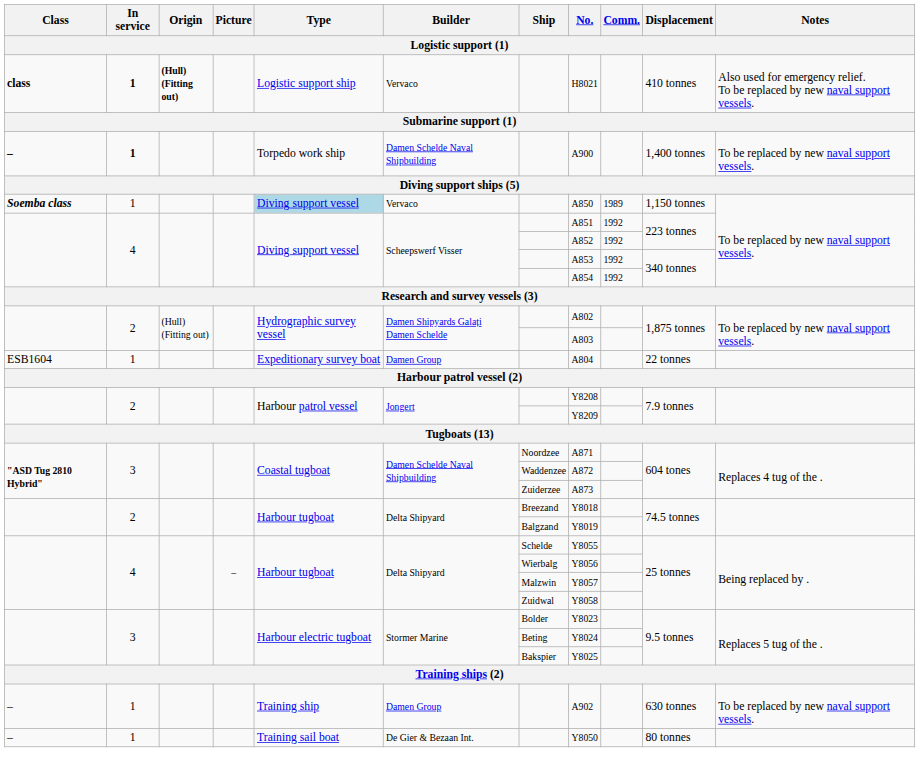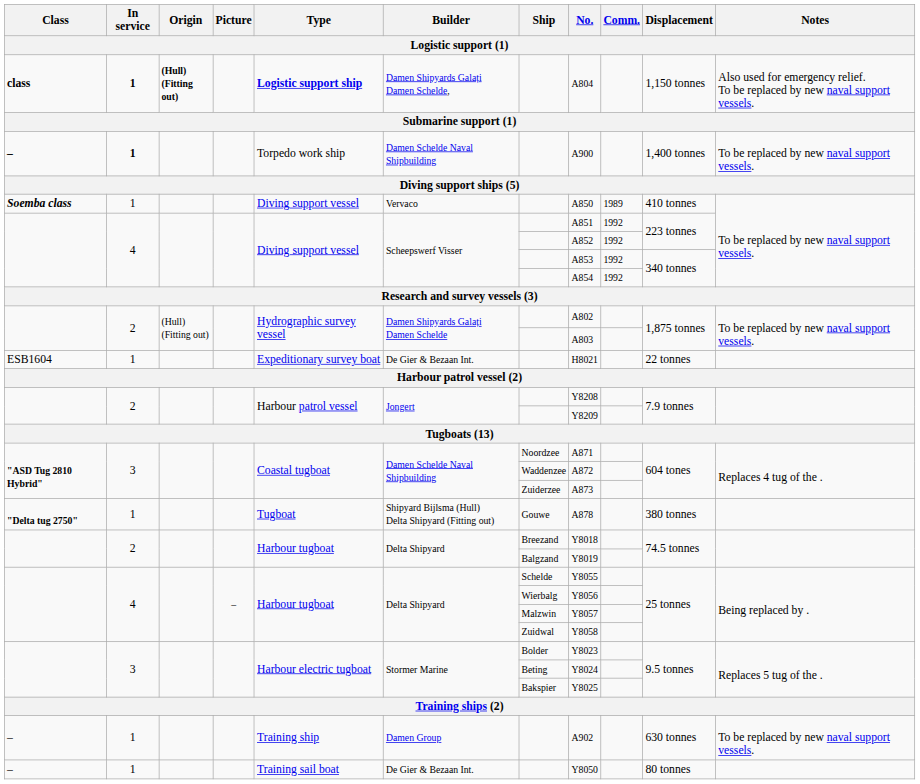(306, 83) normal -> (310, 83) bold
(402, 84) Vervaco -> (434, 83) Damen Shipyards Galați Damen Schelde,
(585, 84) H8021 -> (582, 84) A804
(671, 83) 410 tonnes -> (675, 83) 1,150 tonnes
(308, 203) lightblue background -> (308, 203) no background
(675, 203) 1,150 tonnes -> (671, 203) 410 tonnes
(414, 359) Damen Group -> (430, 360) De Gier & Bezaan Int.
(582, 360) A804 -> (585, 360) H8021
+ row: (42, 521)
